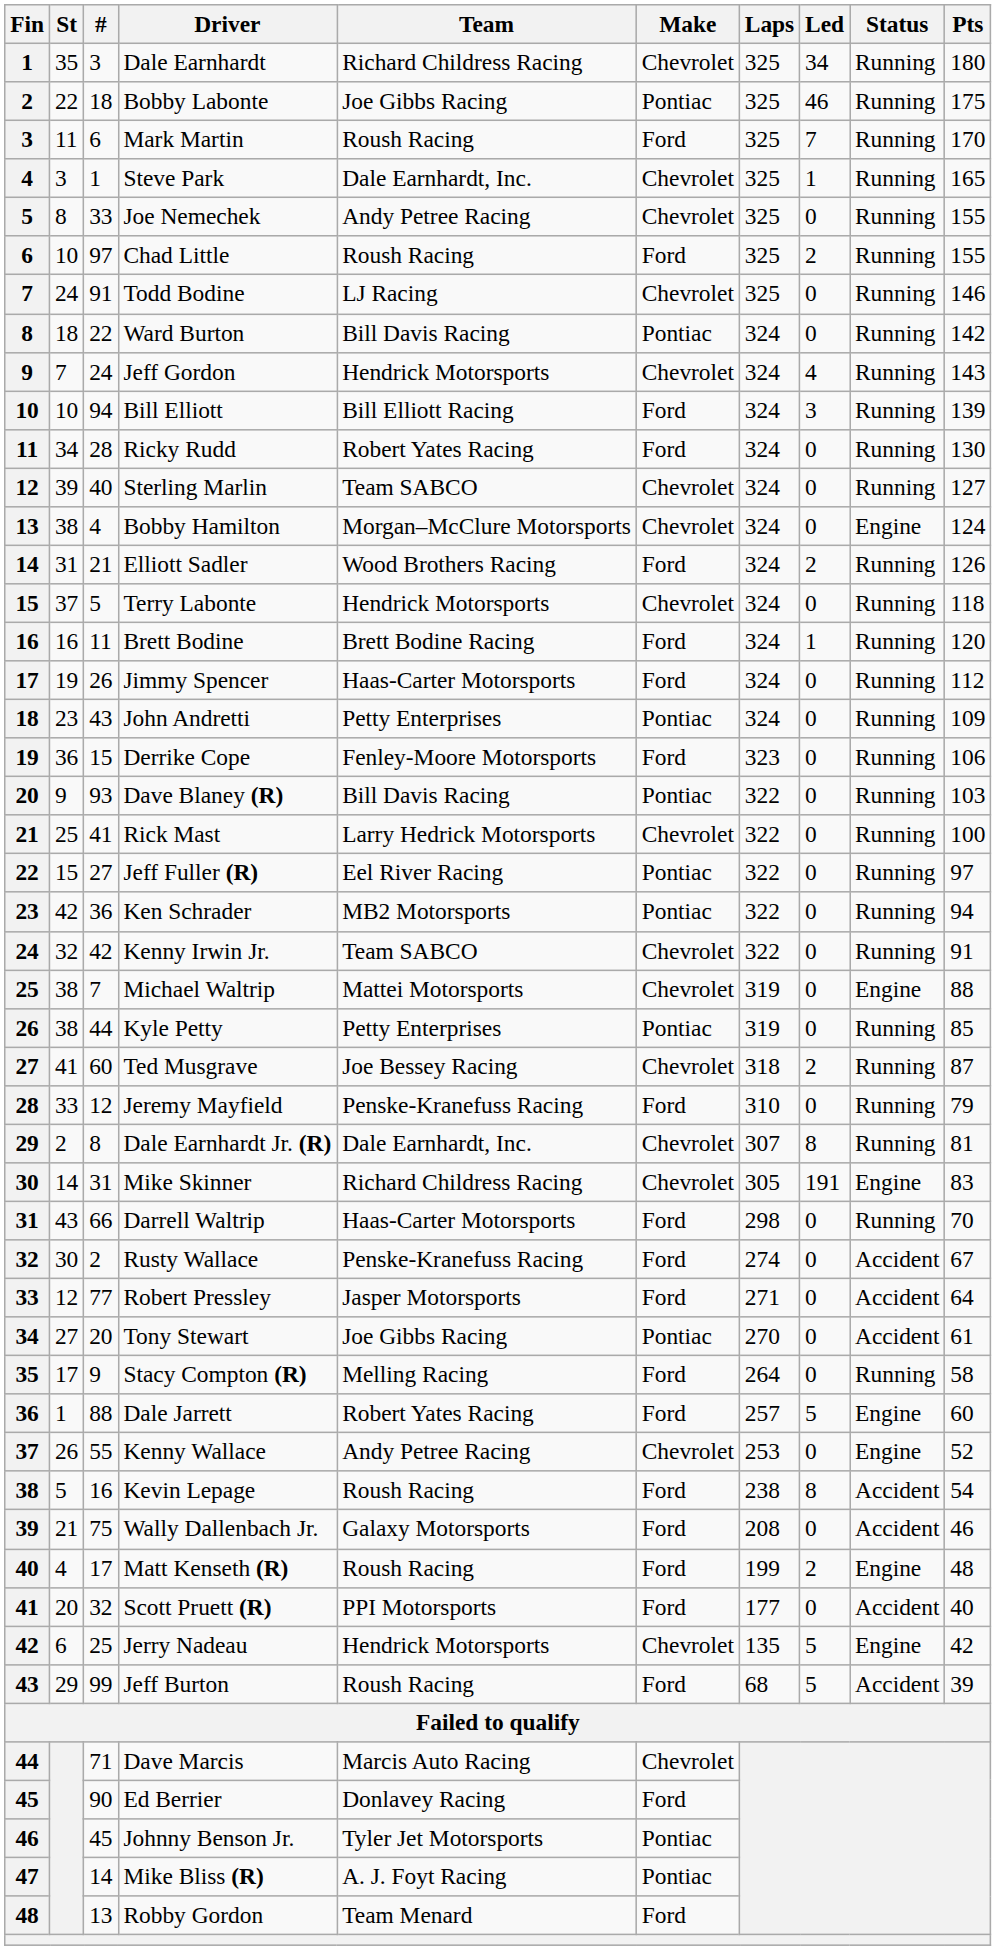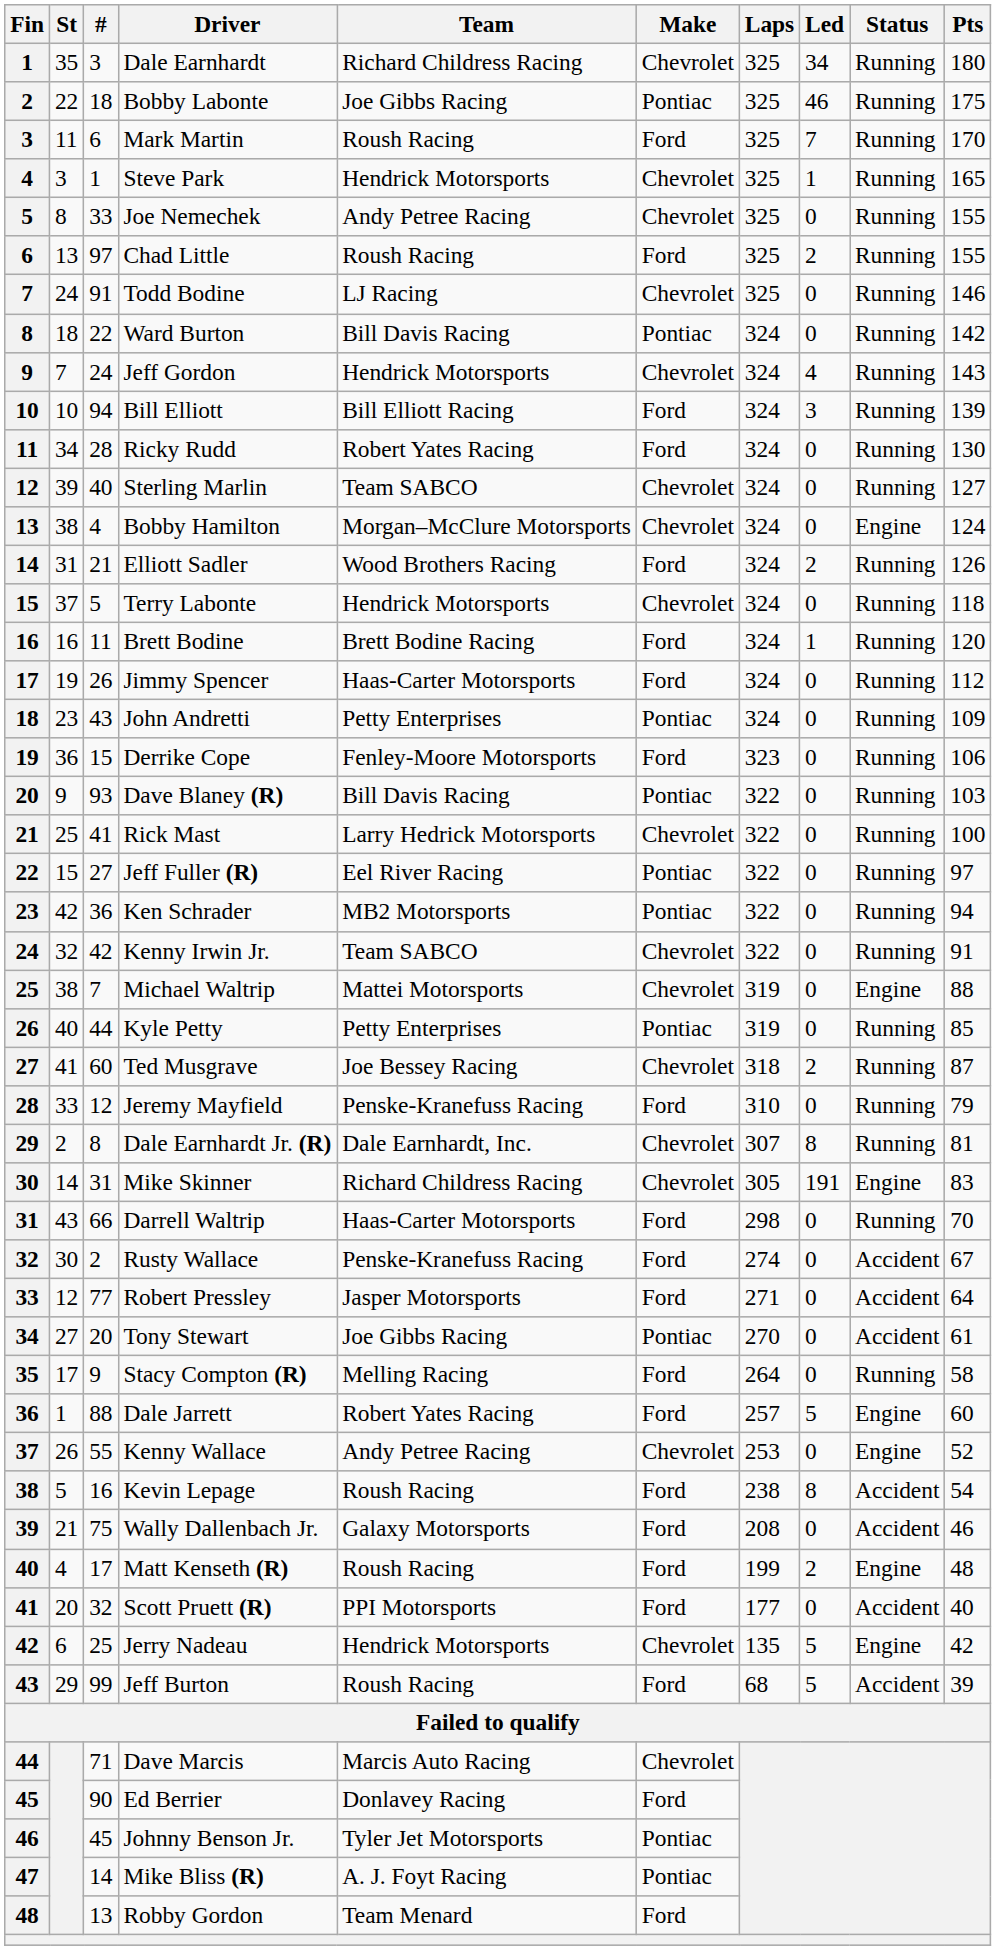(437, 178) Dale Earnhardt, Inc. -> (446, 178) Hendrick Motorsports
(67, 255) 10 -> (67, 255) 13
(67, 1027) 38 -> (67, 1027) 40
